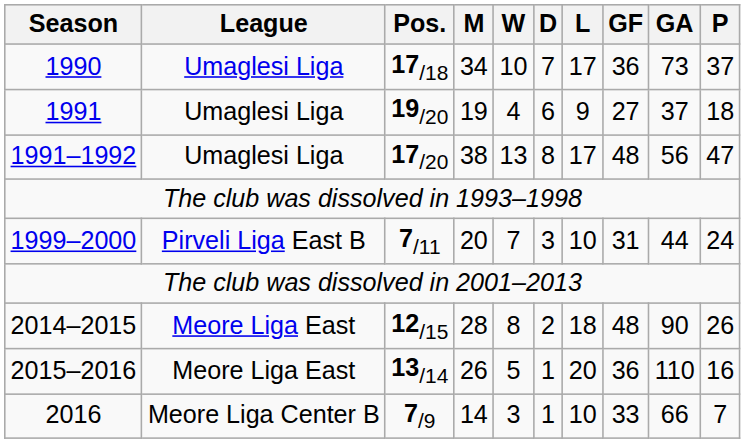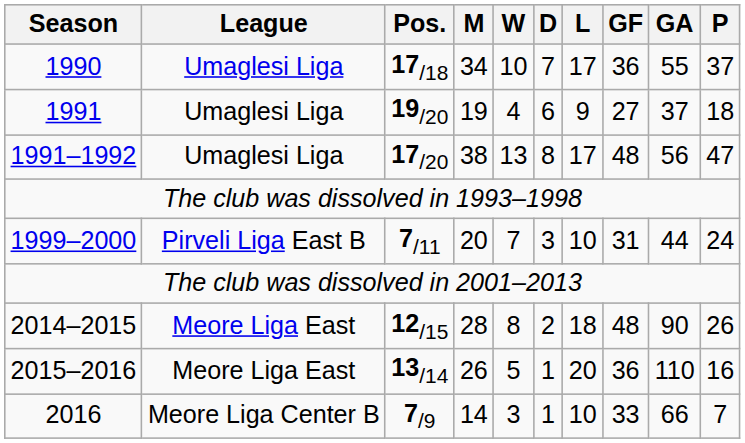(675, 66) 73 -> (675, 66) 55
